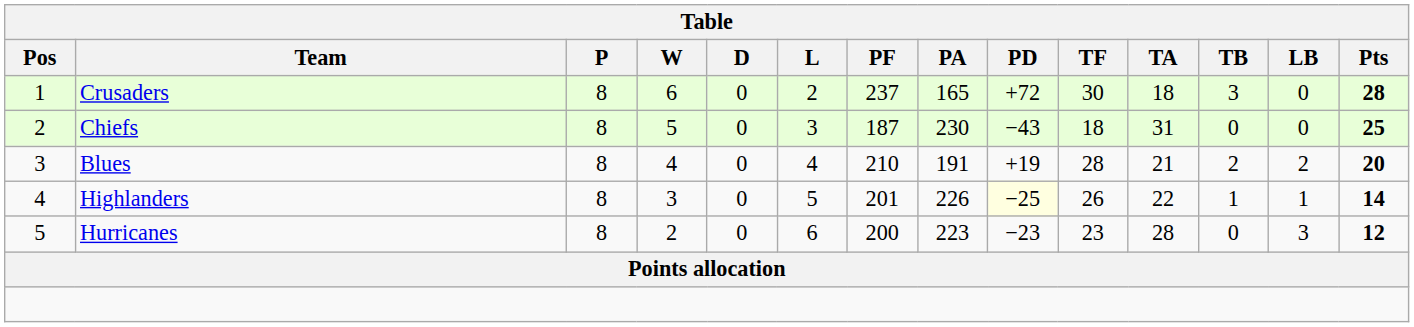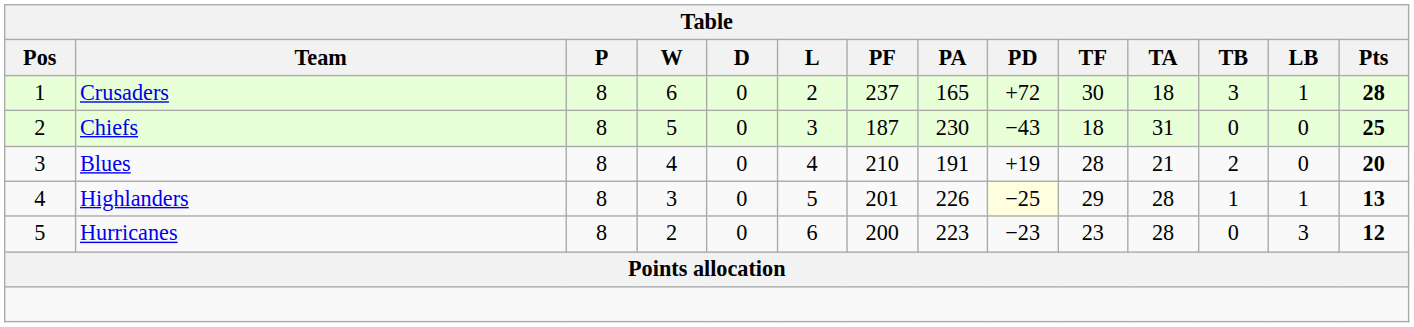(1303, 92) 0 -> (1303, 92) 1
(1303, 163) 2 -> (1303, 163) 0
(1093, 198) 26 -> (1093, 198) 29
(1163, 198) 22 -> (1163, 198) 28
(1374, 198) 14 -> (1374, 198) 13
